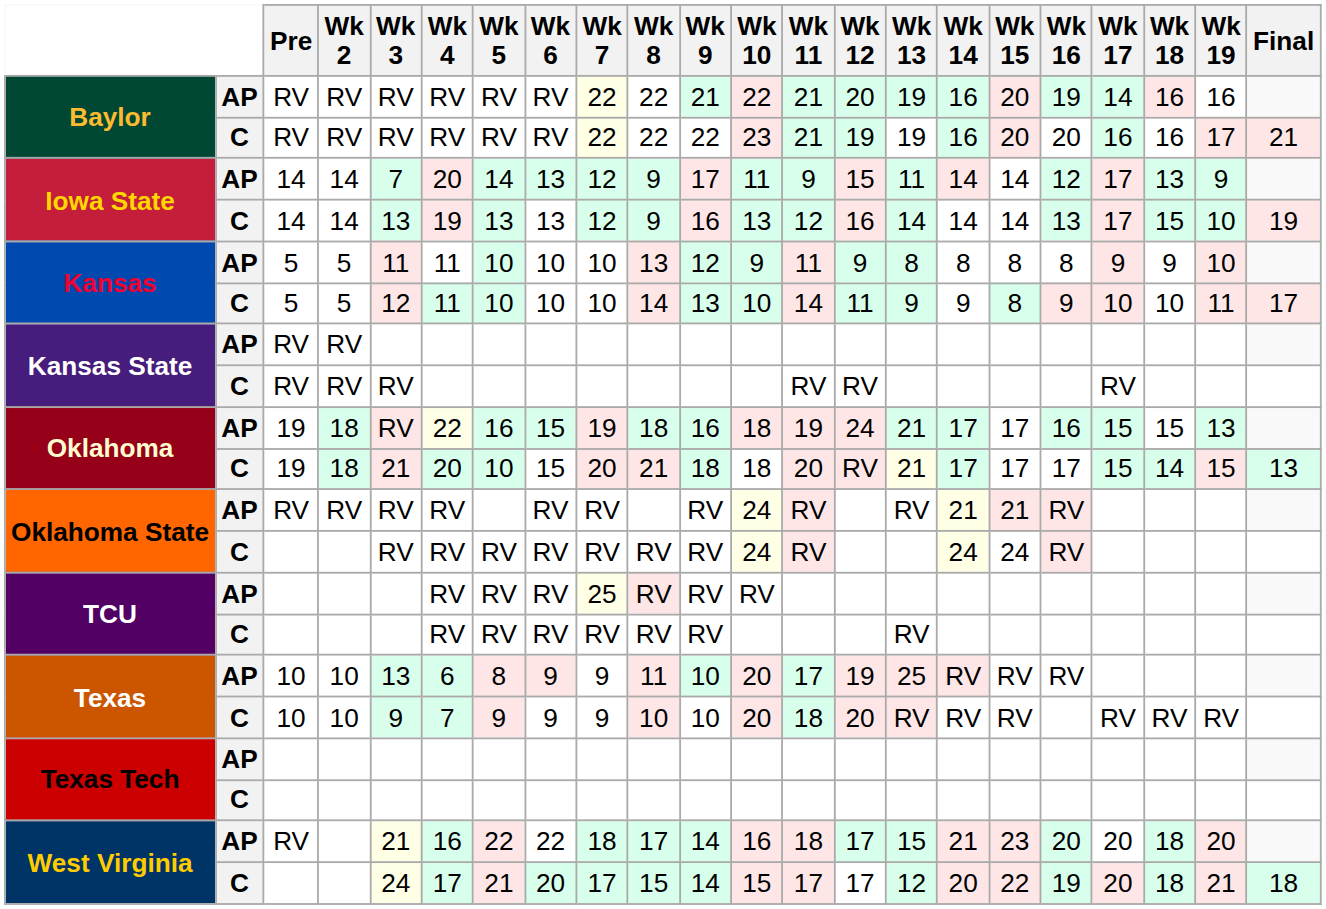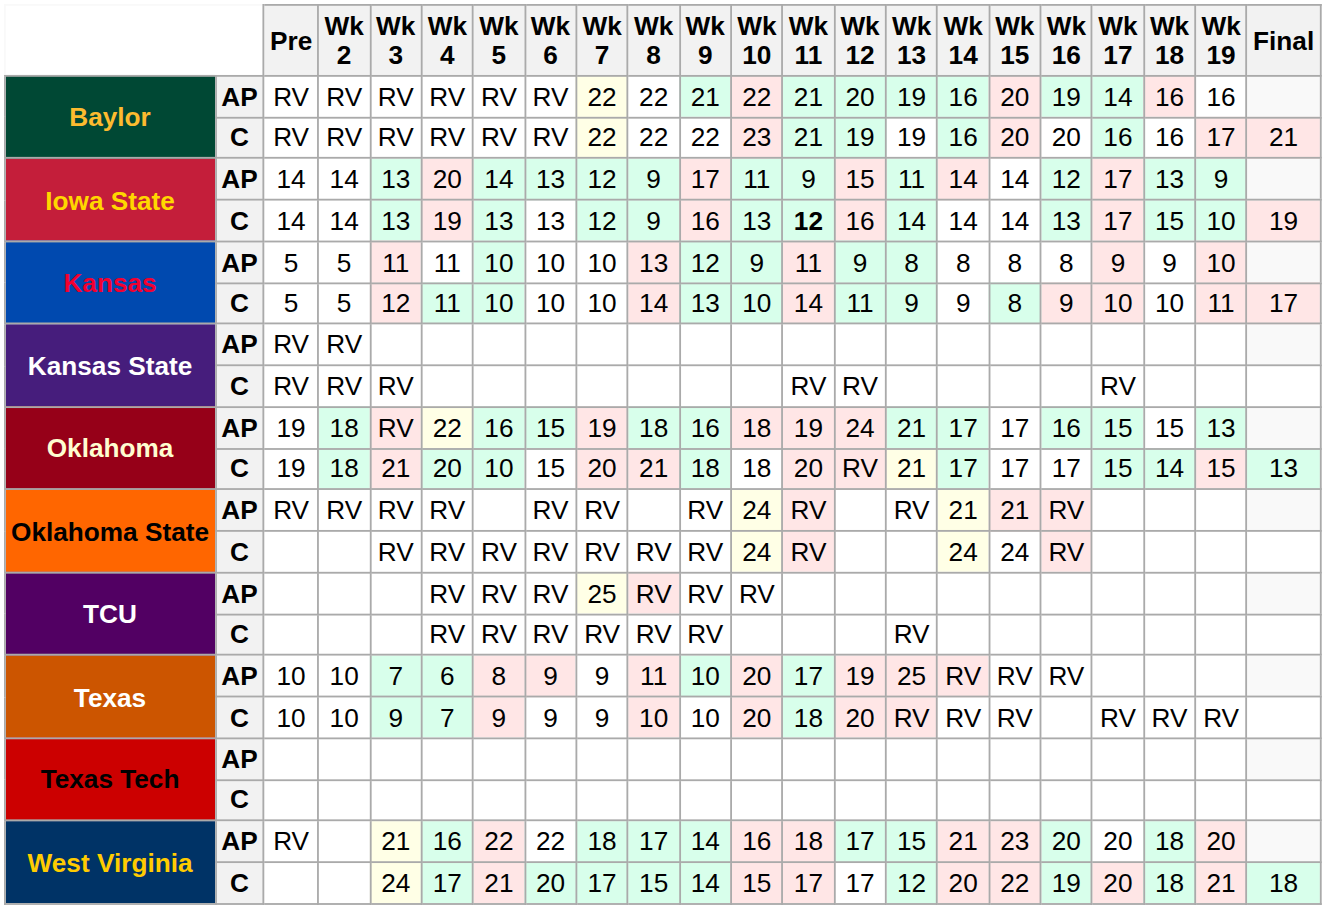(396, 179) 7 -> (396, 179) 13
(808, 221) normal -> (808, 221) bold
(396, 676) 13 -> (396, 676) 7
